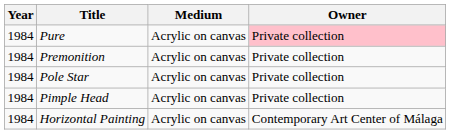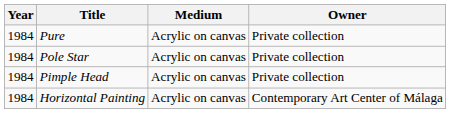(298, 35) pink background -> (298, 35) no background
- row: (72, 56)
